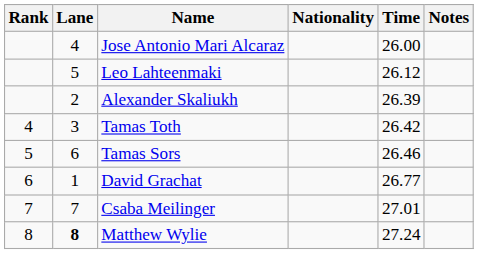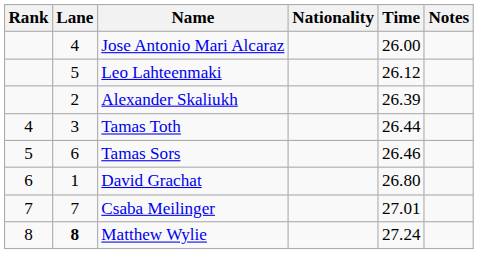(401, 126) 26.42 -> (401, 126) 26.44
(401, 180) 26.77 -> (401, 180) 26.80
